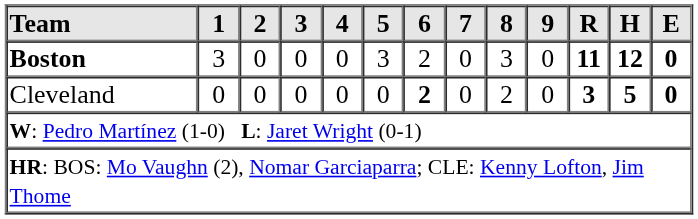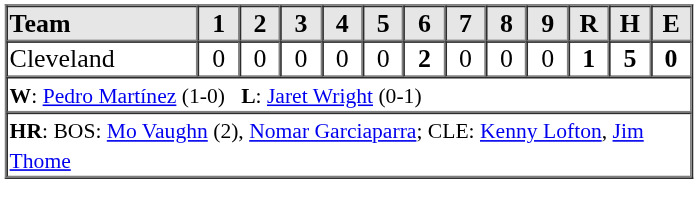- row: (48, 58)
(507, 94) 2 -> (507, 58) 0
(589, 94) 3 -> (589, 58) 1
